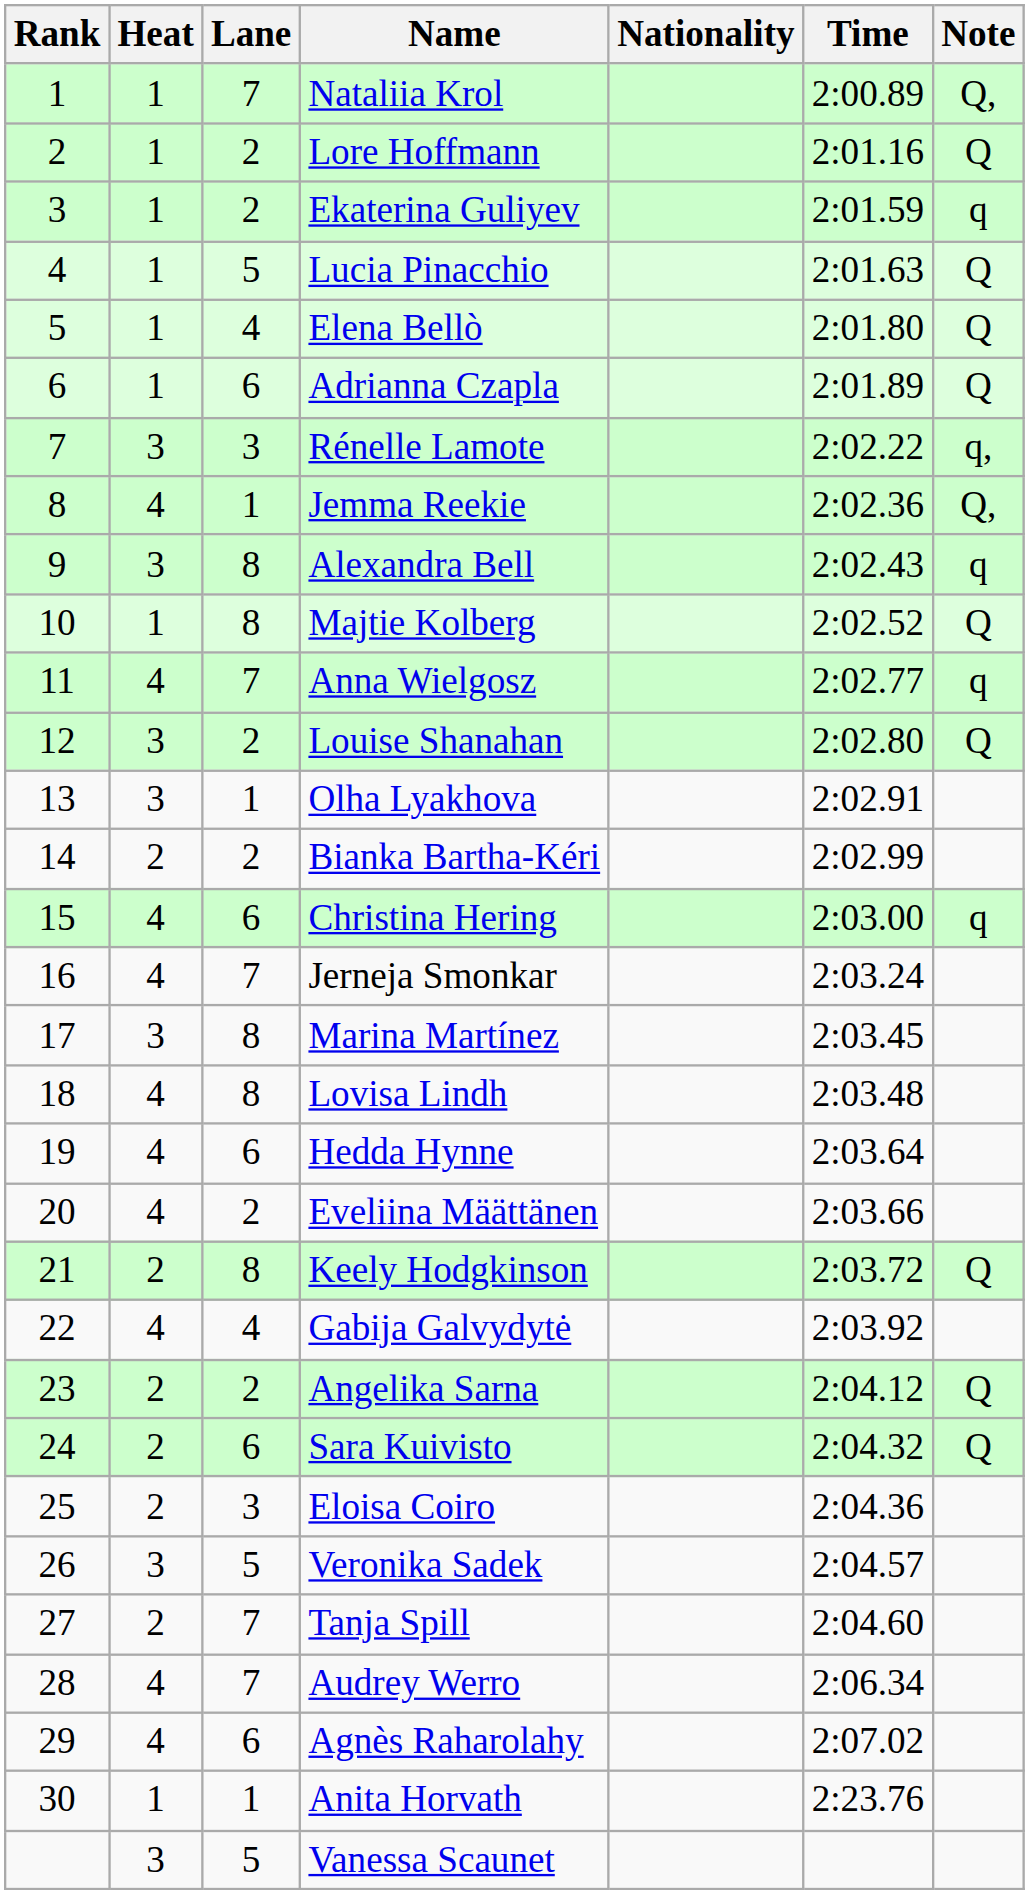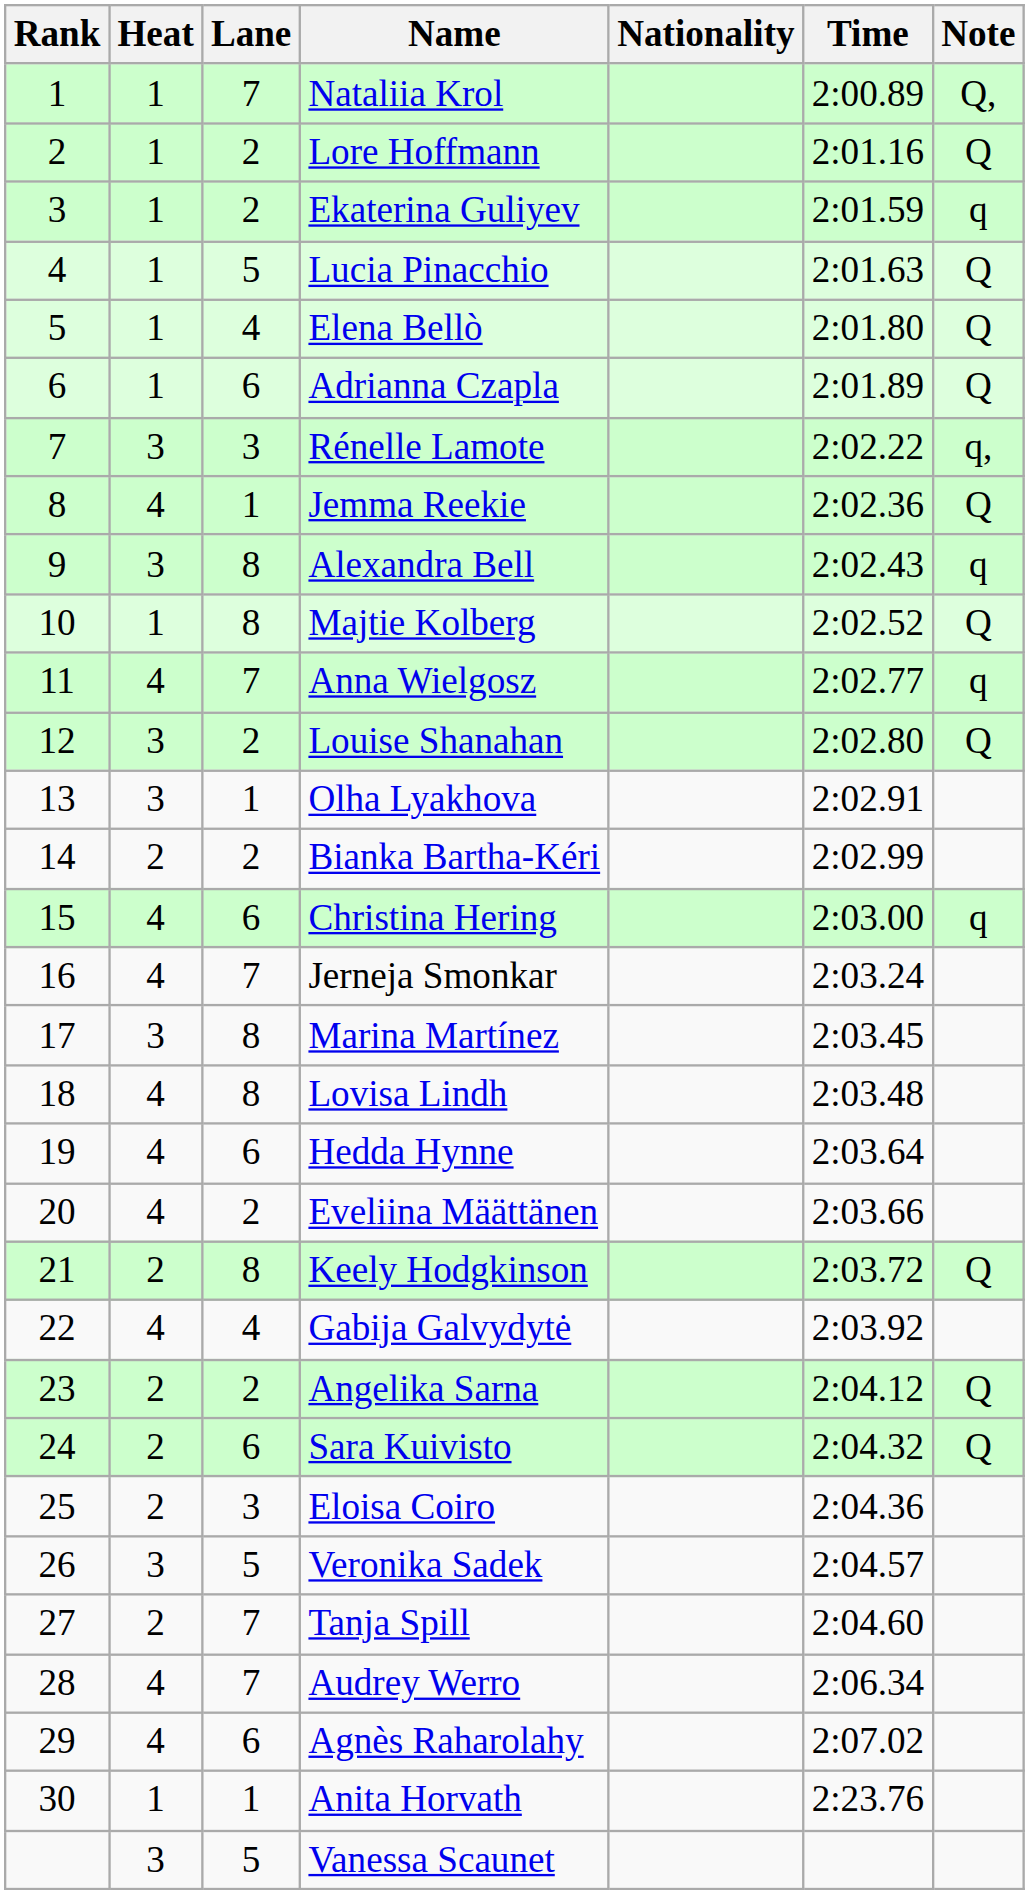(978, 504) Q, -> (978, 504) Q
